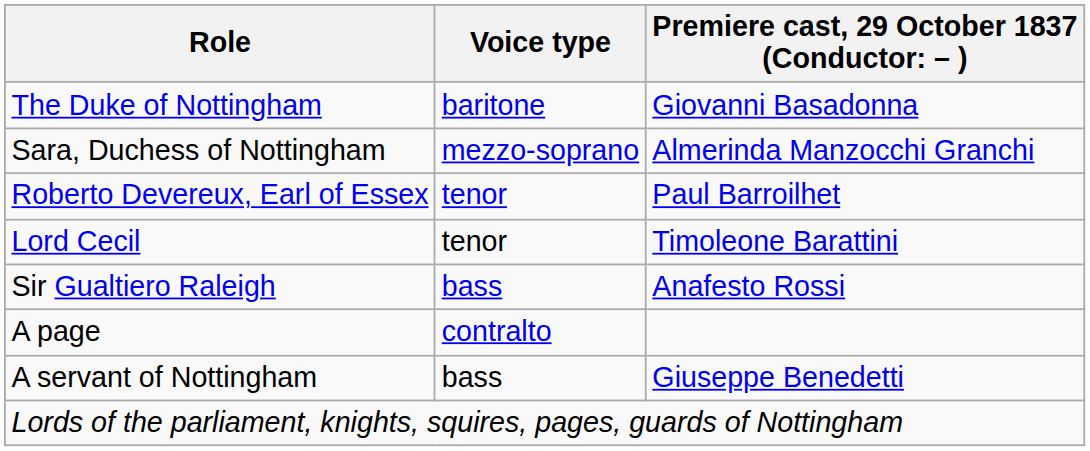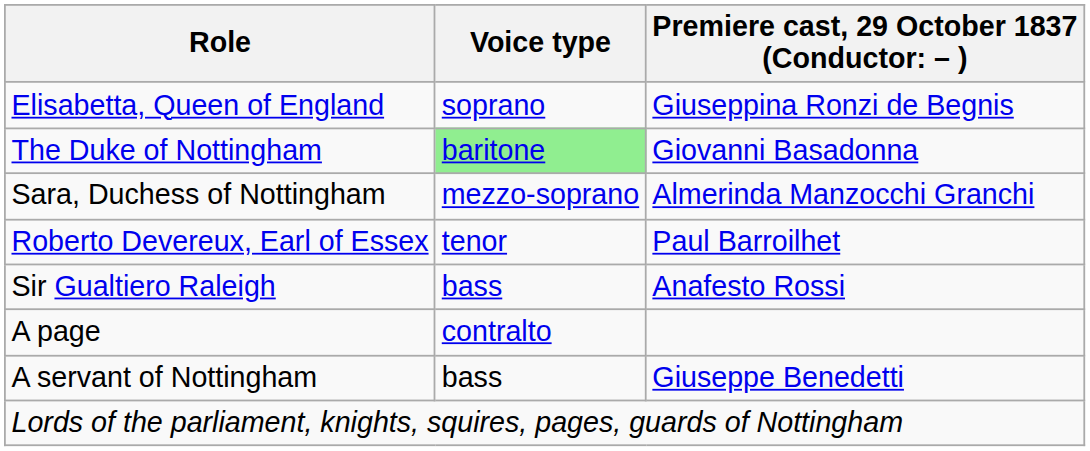+ row: (198, 104)
(494, 104) no background -> (494, 150) lightgreen background
- row: (76, 241)
